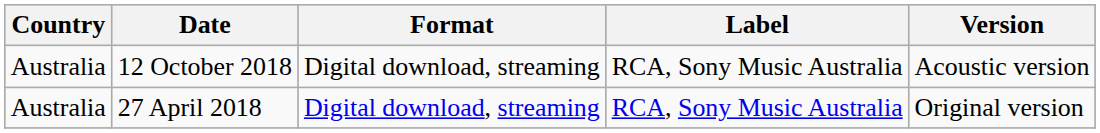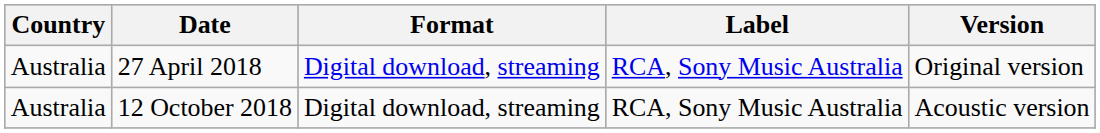rows swapped: (190, 107) <-> (205, 66)
